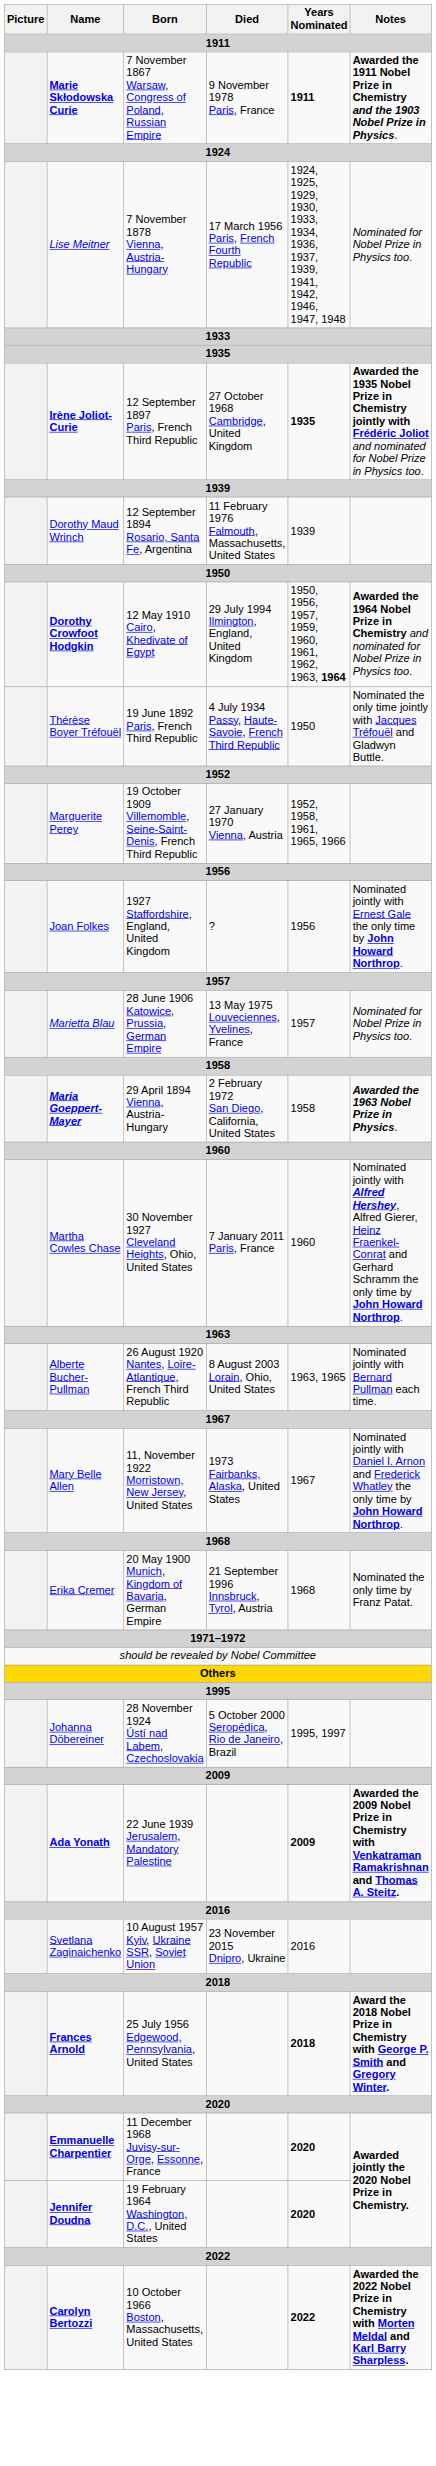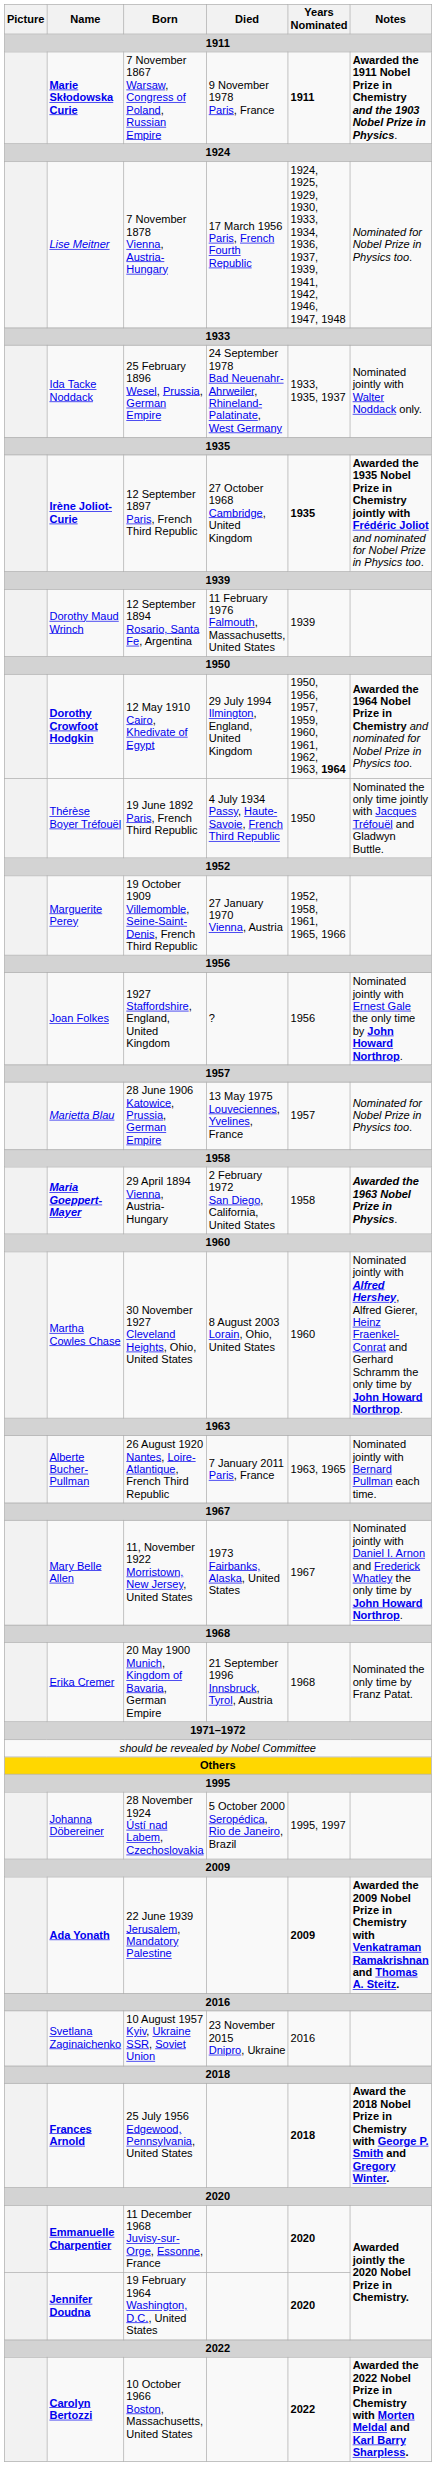+ row: (73, 391)
(246, 1243) 7 January 2011 Paris, France -> (244, 1335) 8 August 2003 Lorain, Ohio, United States
(244, 1377) 8 August 2003 Lorain, Ohio, United States -> (246, 1469) 7 January 2011 Paris, France
